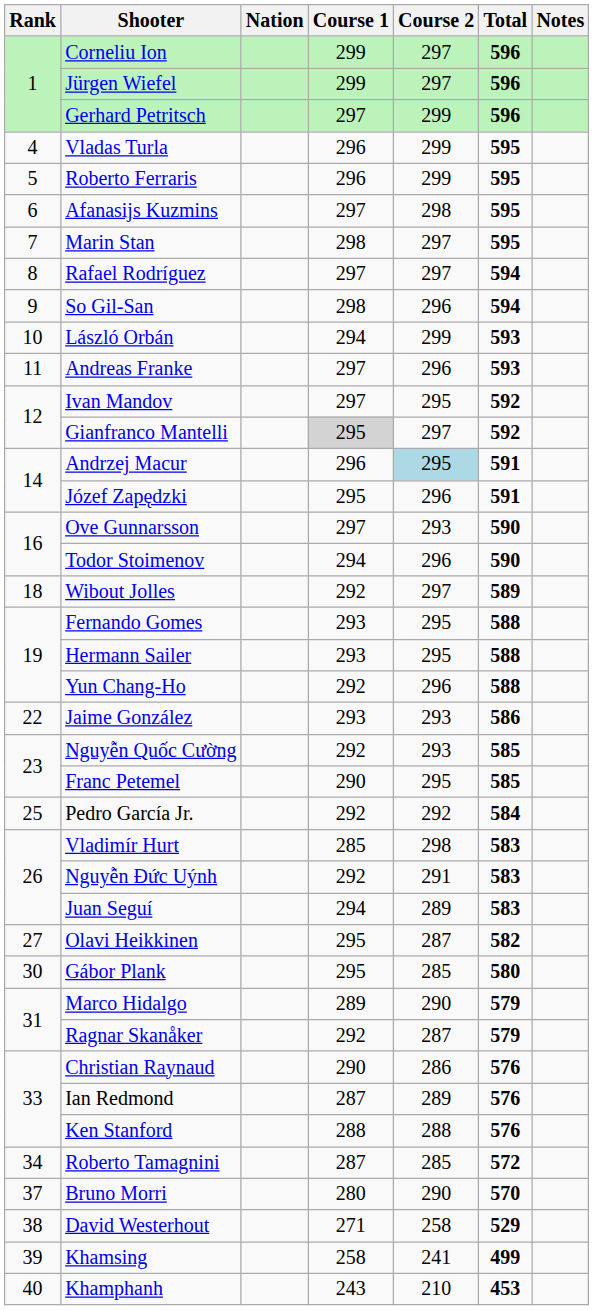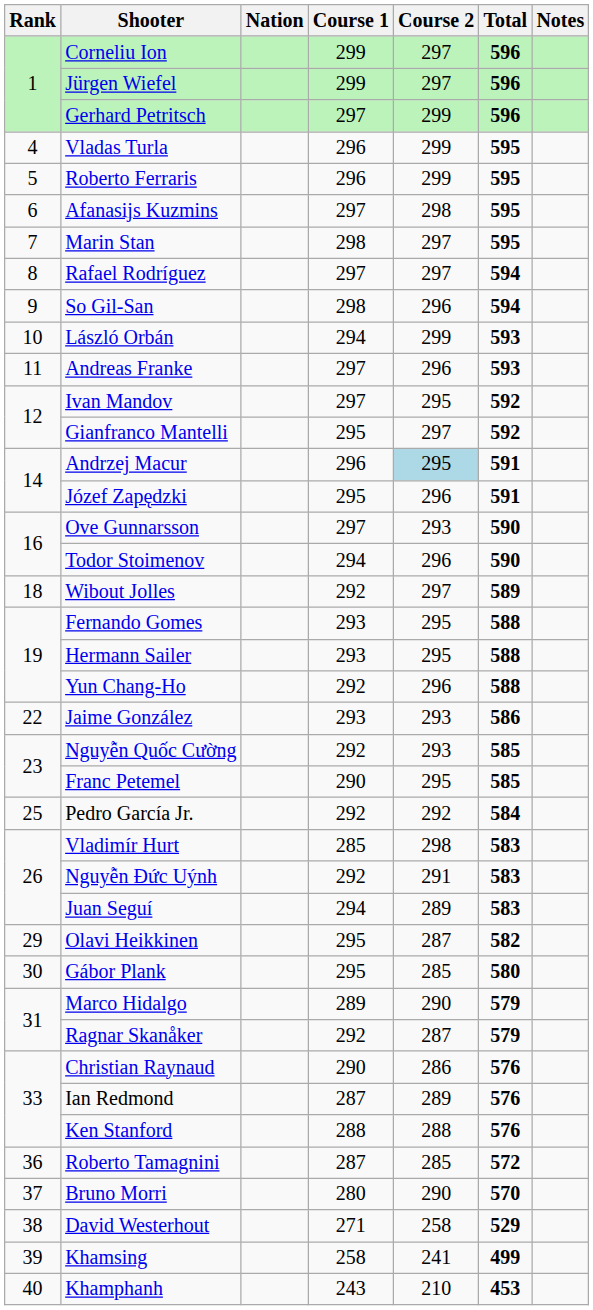(351, 432) lightgrey background -> (351, 432) no background
(33, 940) 27 -> (33, 940) 29
(33, 1162) 34 -> (33, 1162) 36
